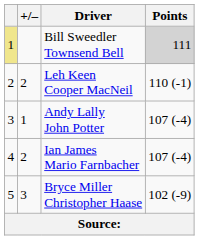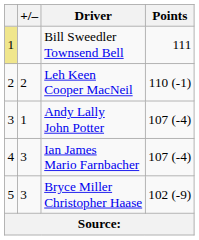(182, 45) lightgrey background -> (182, 45) no background
(24, 157) 2 -> (24, 157) 3
